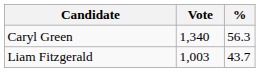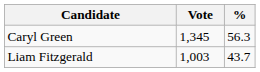(195, 36) 1,340 -> (195, 36) 1,345
